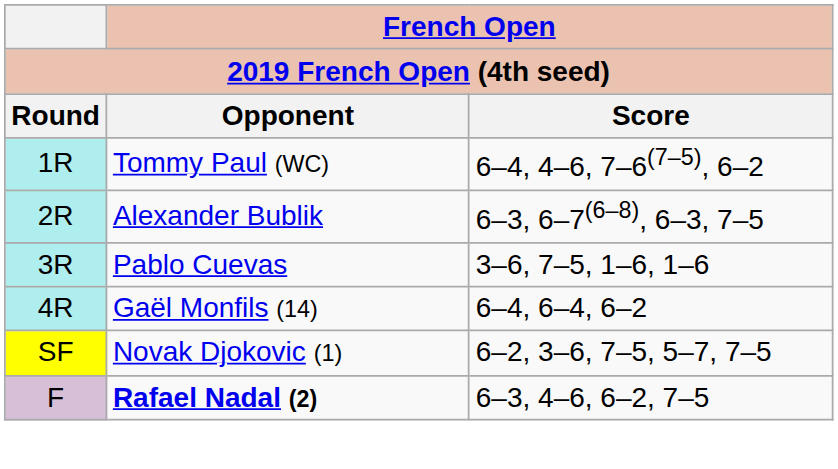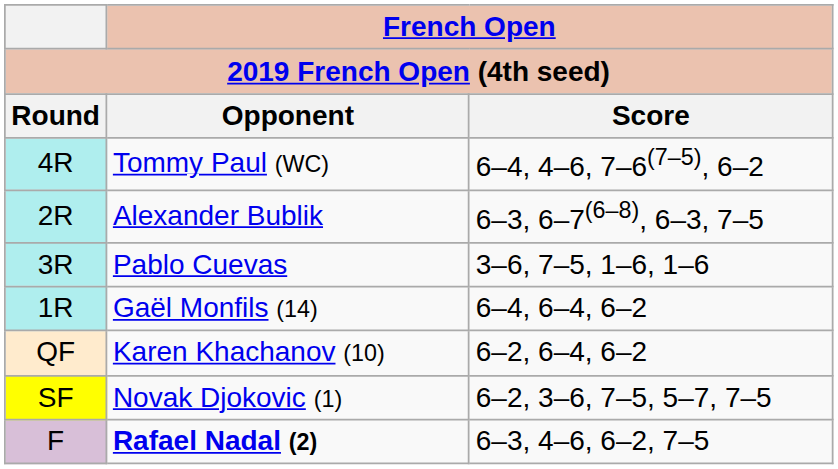(56, 163) 1R -> (56, 163) 4R
(56, 308) 4R -> (56, 308) 1R
+ row: (249, 352)
